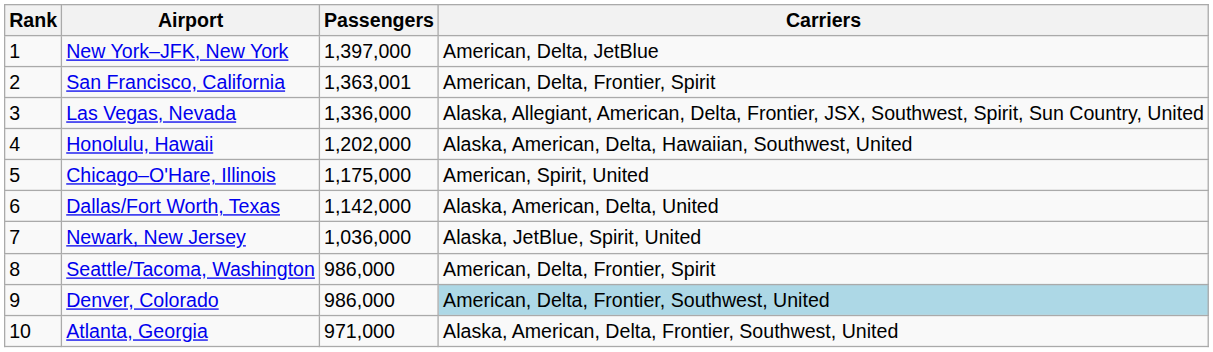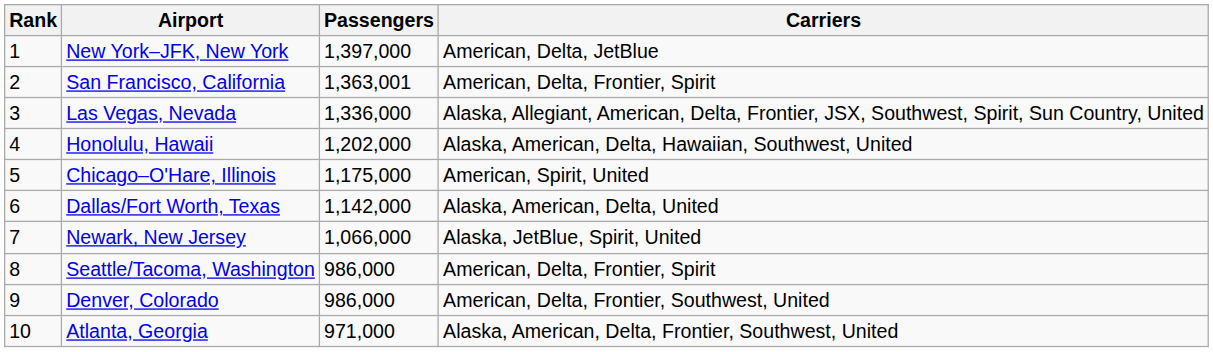(368, 238) 1,036,000 -> (368, 238) 1,066,000
(636, 300) lightblue background -> (636, 300) no background
